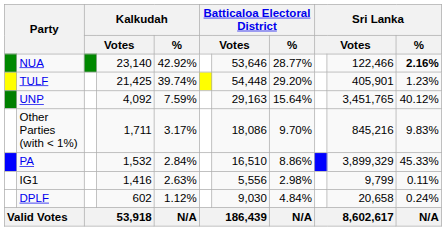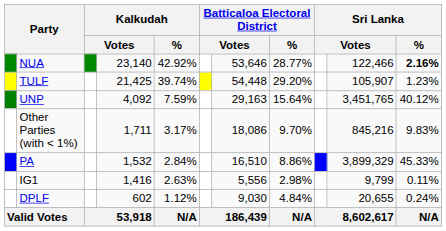(373, 81) 405,901 -> (373, 81) 105,907
(376, 198) 20,658 -> (376, 198) 20,655
